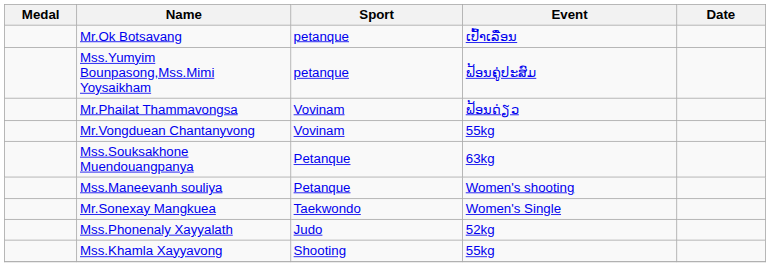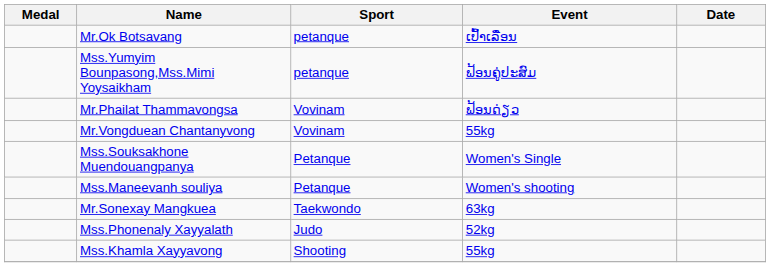(480, 159) 63kg -> (513, 159) Women's Single
(513, 208) Women's Single -> (480, 208) 63kg
